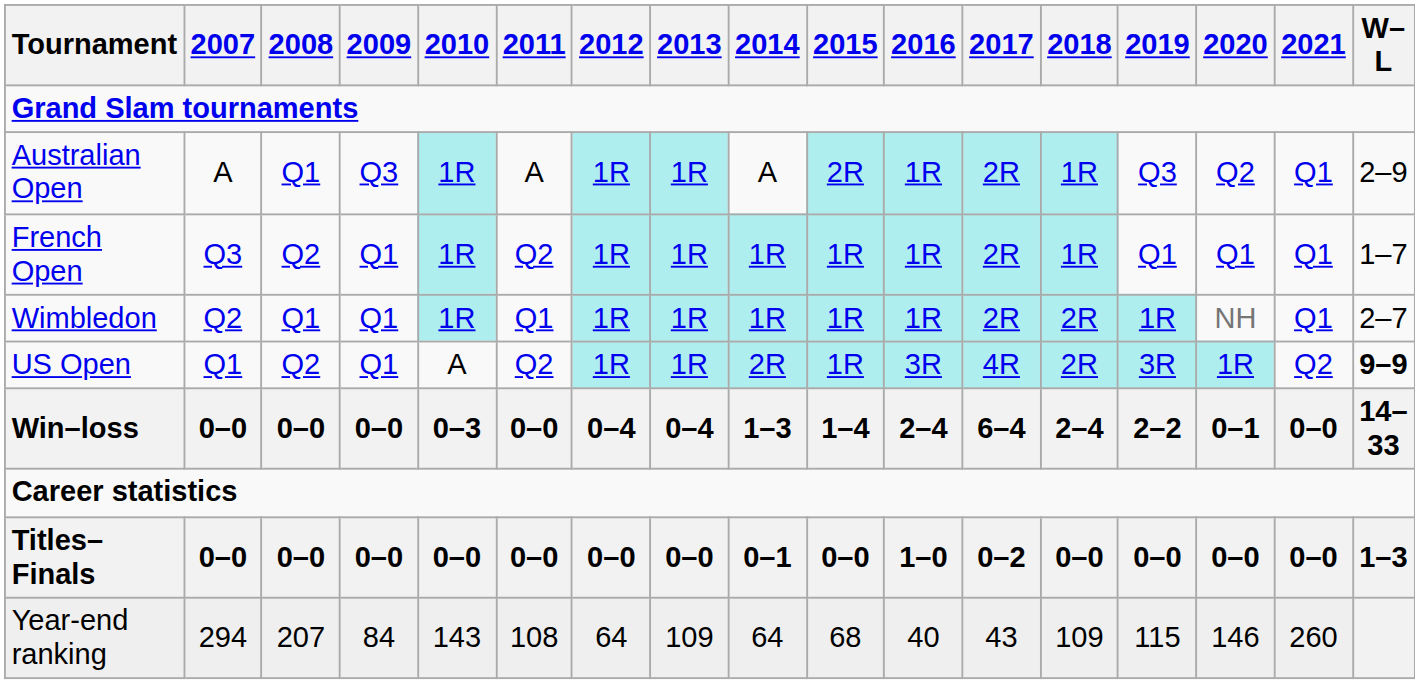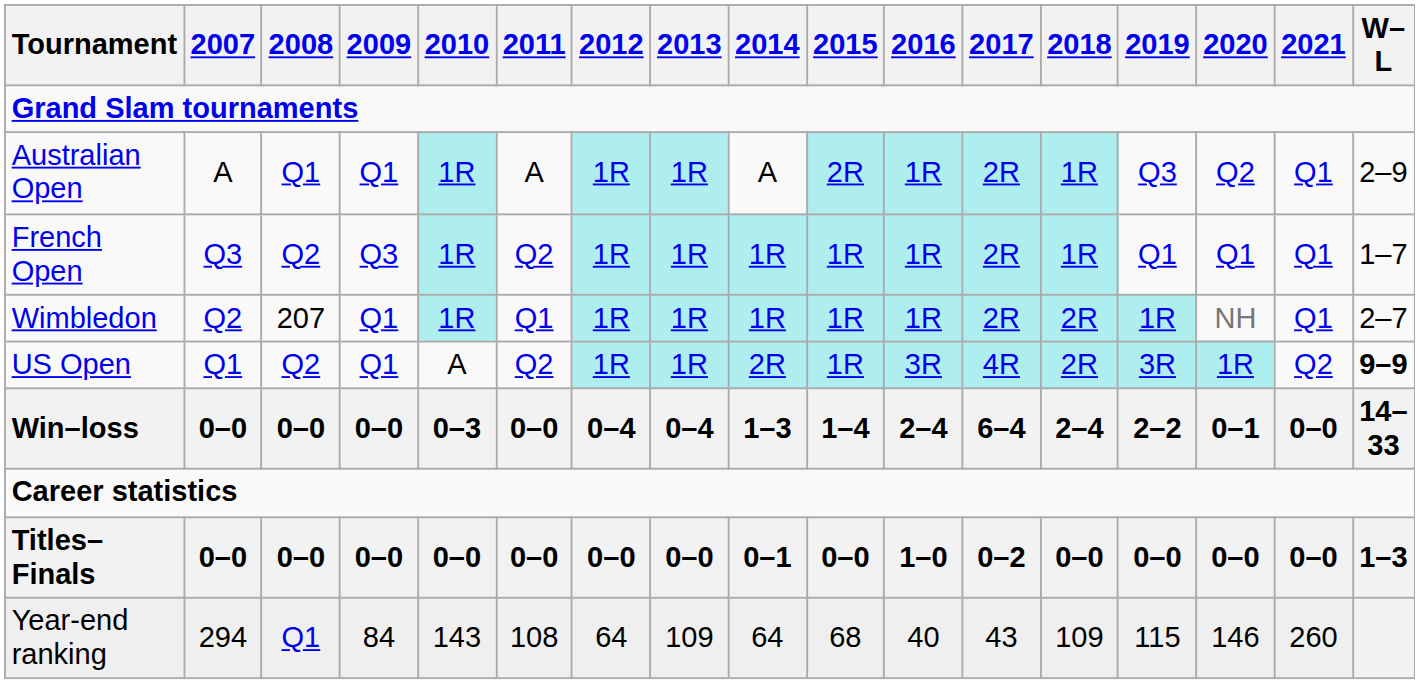(379, 172) Q3 -> (379, 172) Q1
(379, 253) Q1 -> (379, 253) Q3
(301, 316) Q1 -> (301, 316) 207
(301, 636) 207 -> (301, 636) Q1
